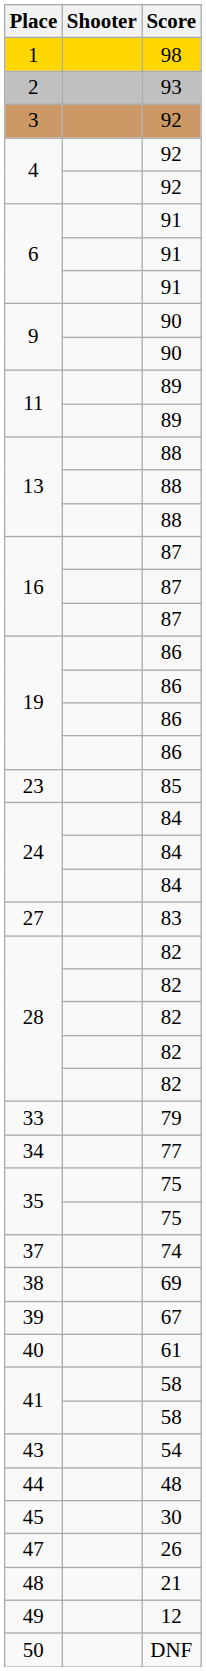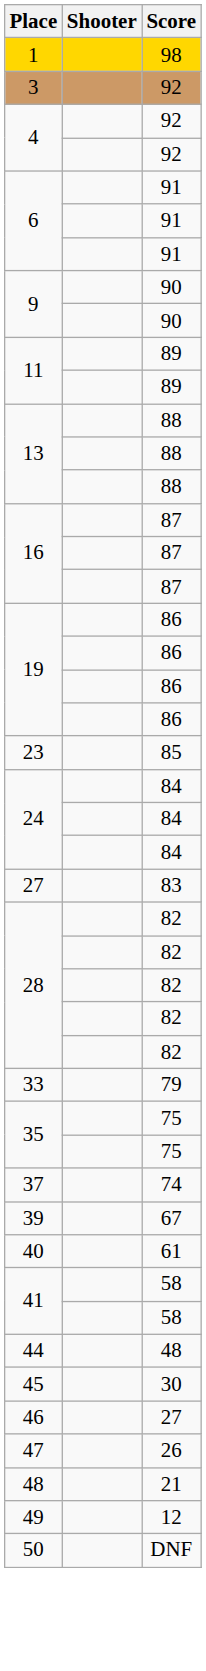- row: (33, 87)
- row: (33, 1151)
- row: (33, 1284)
- row: (33, 1450)
+ row: (33, 1417)
